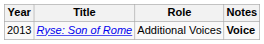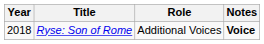(19, 30) 2013 -> (19, 30) 2018
